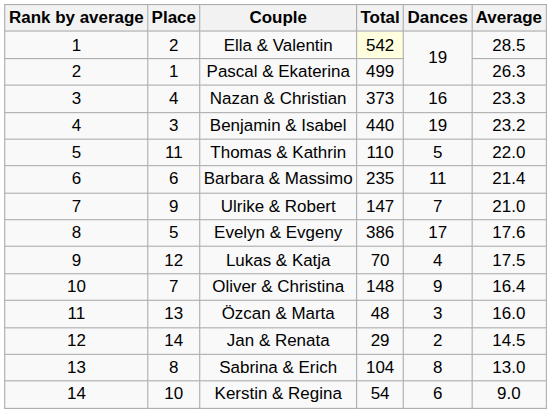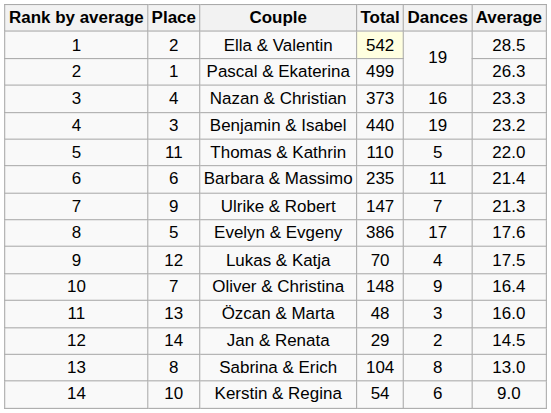(509, 206) 21.0 -> (509, 206) 21.3
